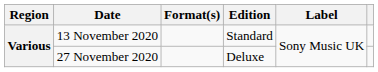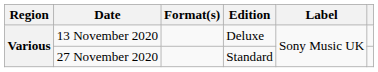(250, 35) Standard -> (245, 35) Deluxe
(245, 56) Deluxe -> (250, 56) Standard
